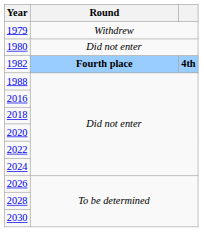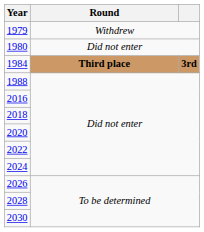- row: (17, 64)
+ row: (17, 64)
